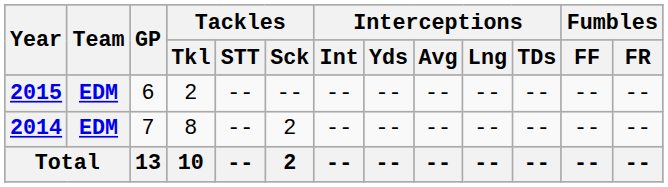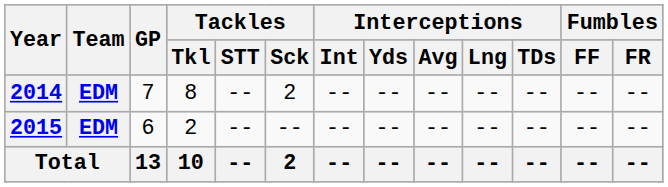rows swapped: (36, 129) <-> (36, 93)
